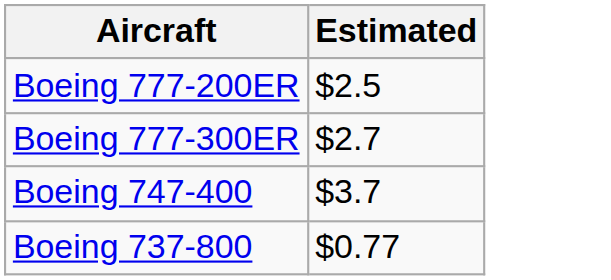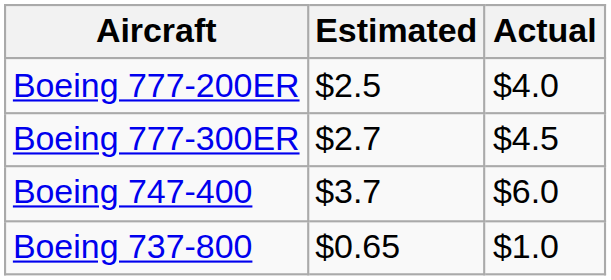+ column: (545, 31)
(358, 246) $0.77 -> (358, 246) $0.65
